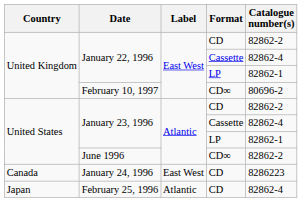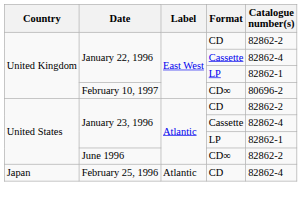- row: (117, 172)
